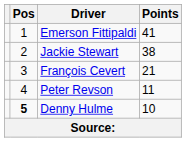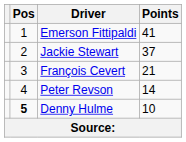(149, 52) 38 -> (149, 52) 37
(148, 90) 11 -> (149, 90) 14
